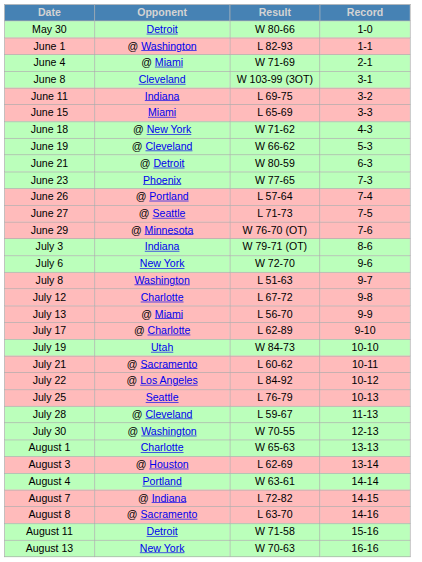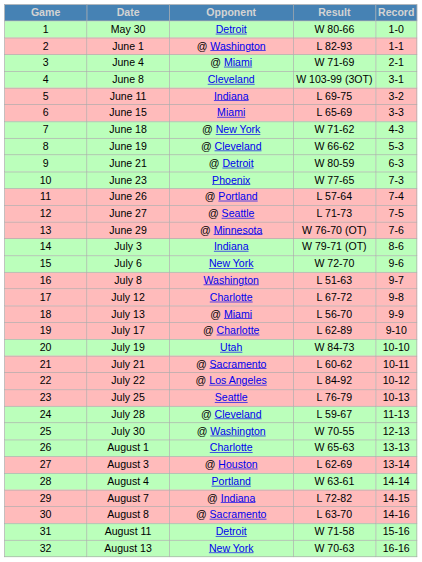+ column: (46, 12)
